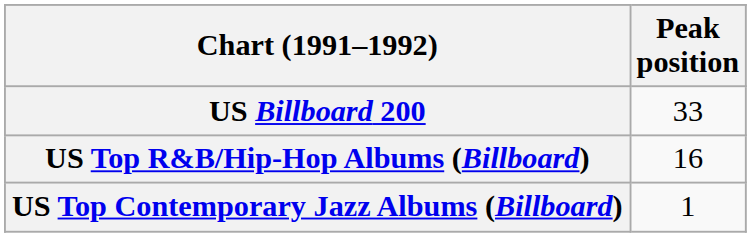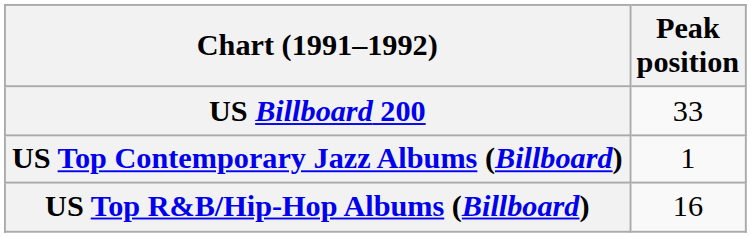rows swapped: (317, 206) <-> (317, 158)
